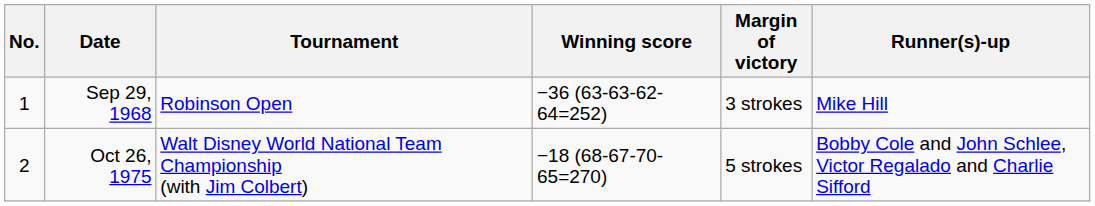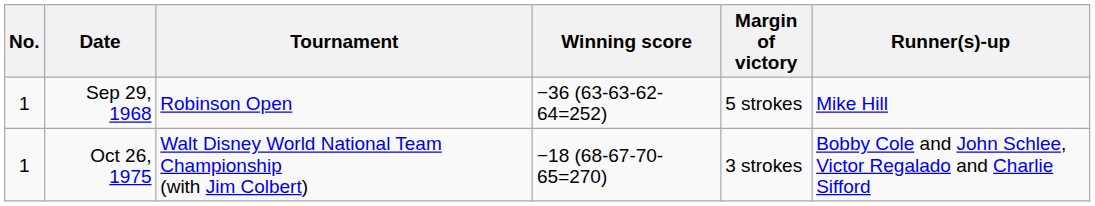(764, 103) 3 strokes -> (764, 103) 5 strokes
(24, 165) 2 -> (24, 165) 1
(764, 165) 5 strokes -> (764, 165) 3 strokes
